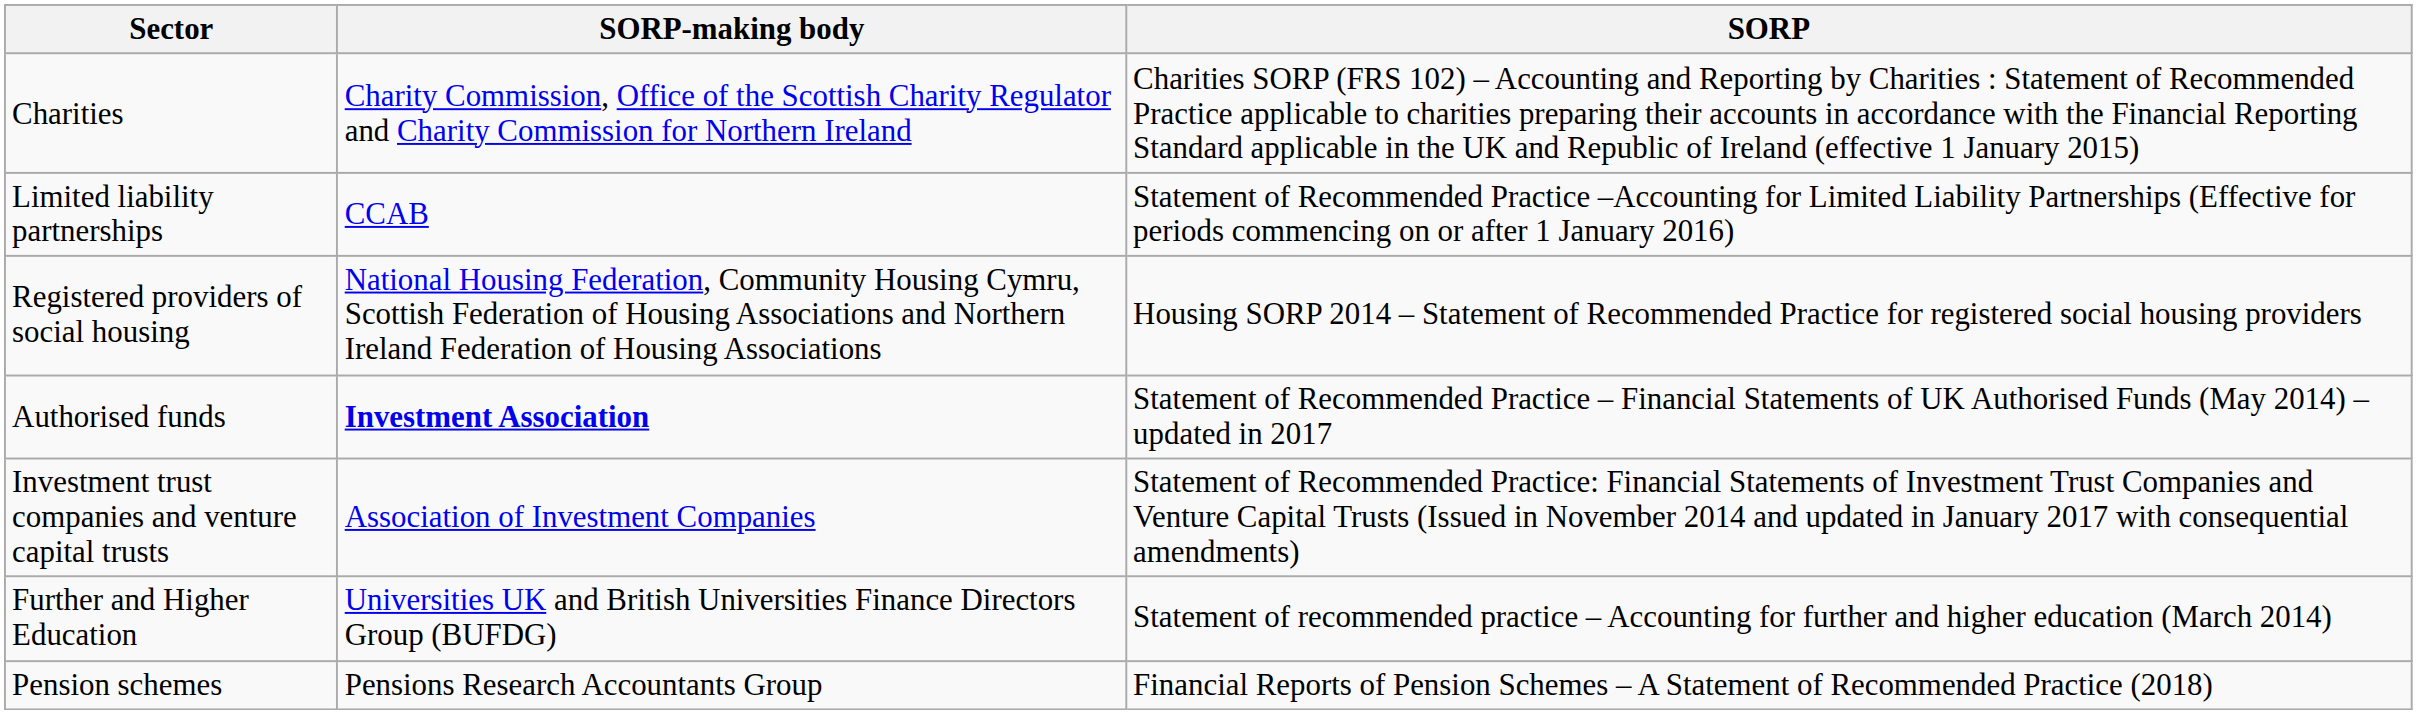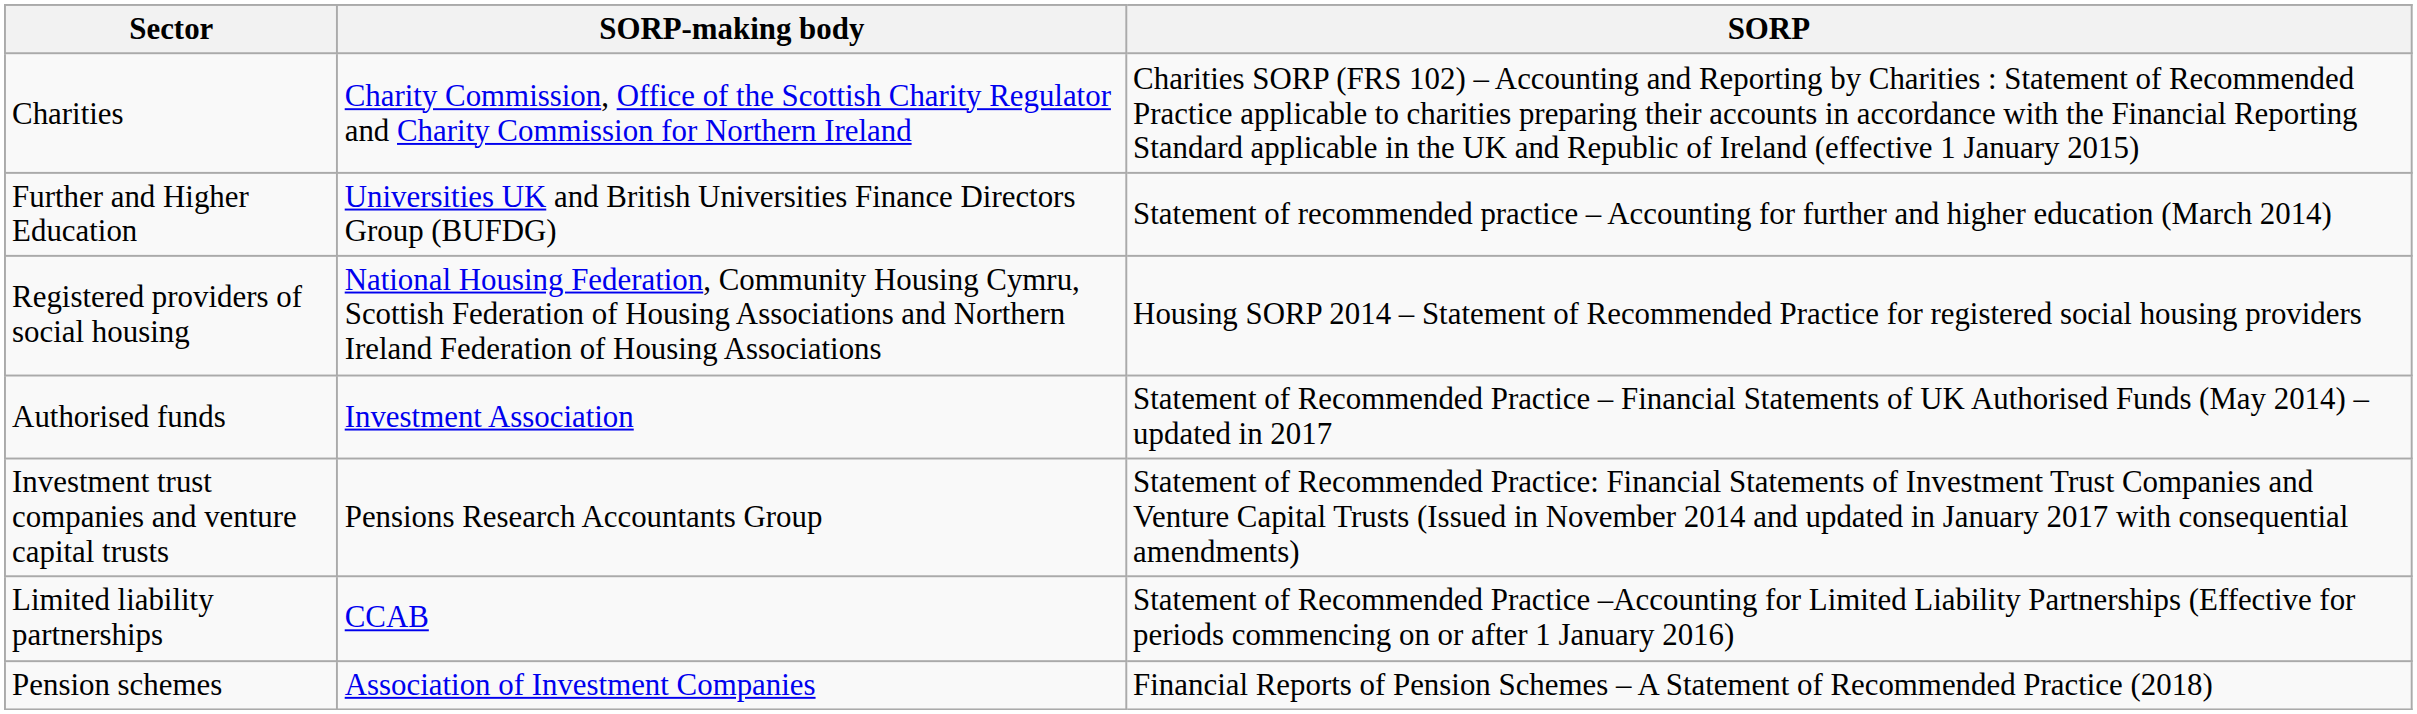rows swapped: (130, 618) <-> (113, 213)
(497, 415) bold -> (489, 415) normal
(580, 517) Association of Investment Companies -> (584, 517) Pensions Research Accountants Group
(584, 684) Pensions Research Accountants Group -> (580, 684) Association of Investment Companies
